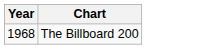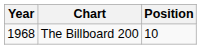+ column: (169, 14)
